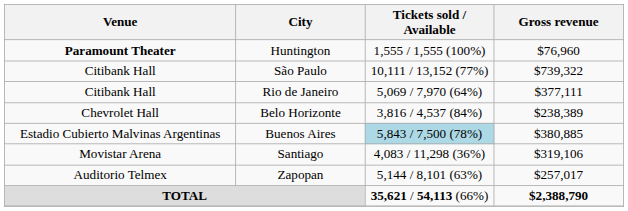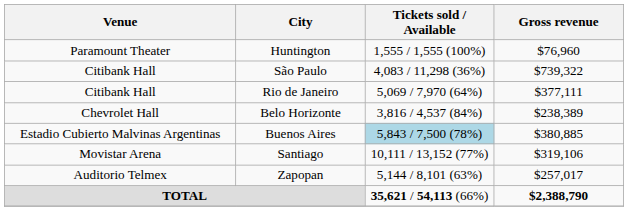(120, 50) bold -> (120, 50) normal
(430, 71) 10,111 / 13,152 (77%) -> (430, 71) 4,083 / 11,298 (36%)
(430, 154) 4,083 / 11,298 (36%) -> (430, 154) 10,111 / 13,152 (77%)
